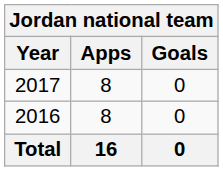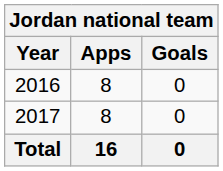rows swapped: (38, 117) <-> (38, 85)
